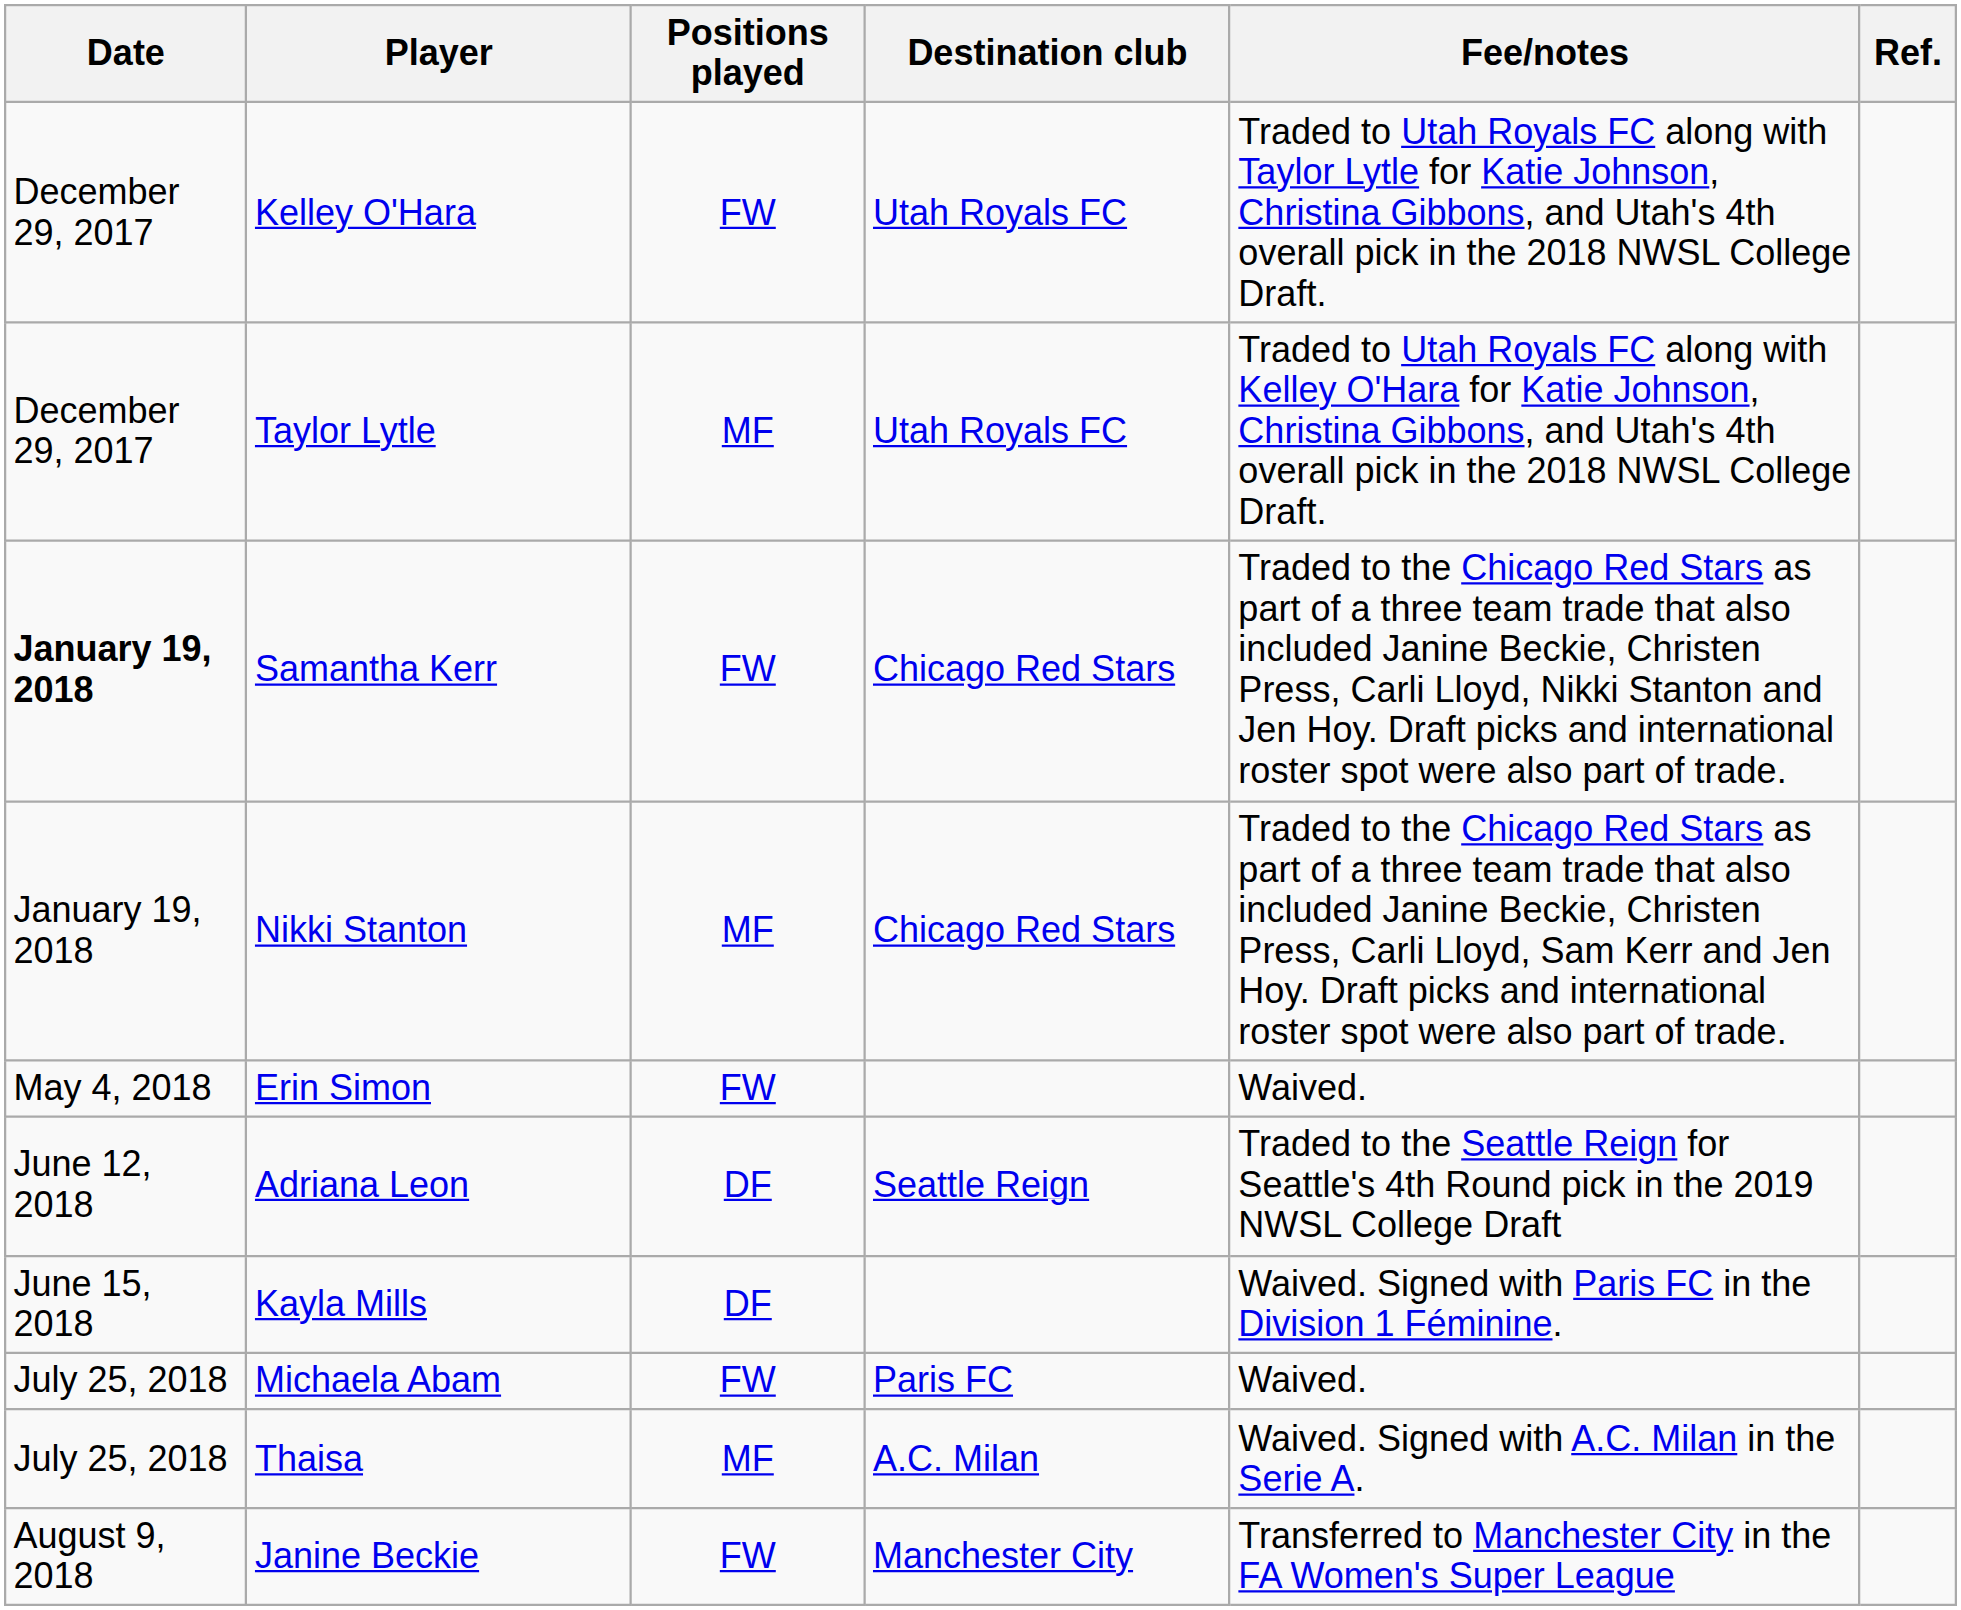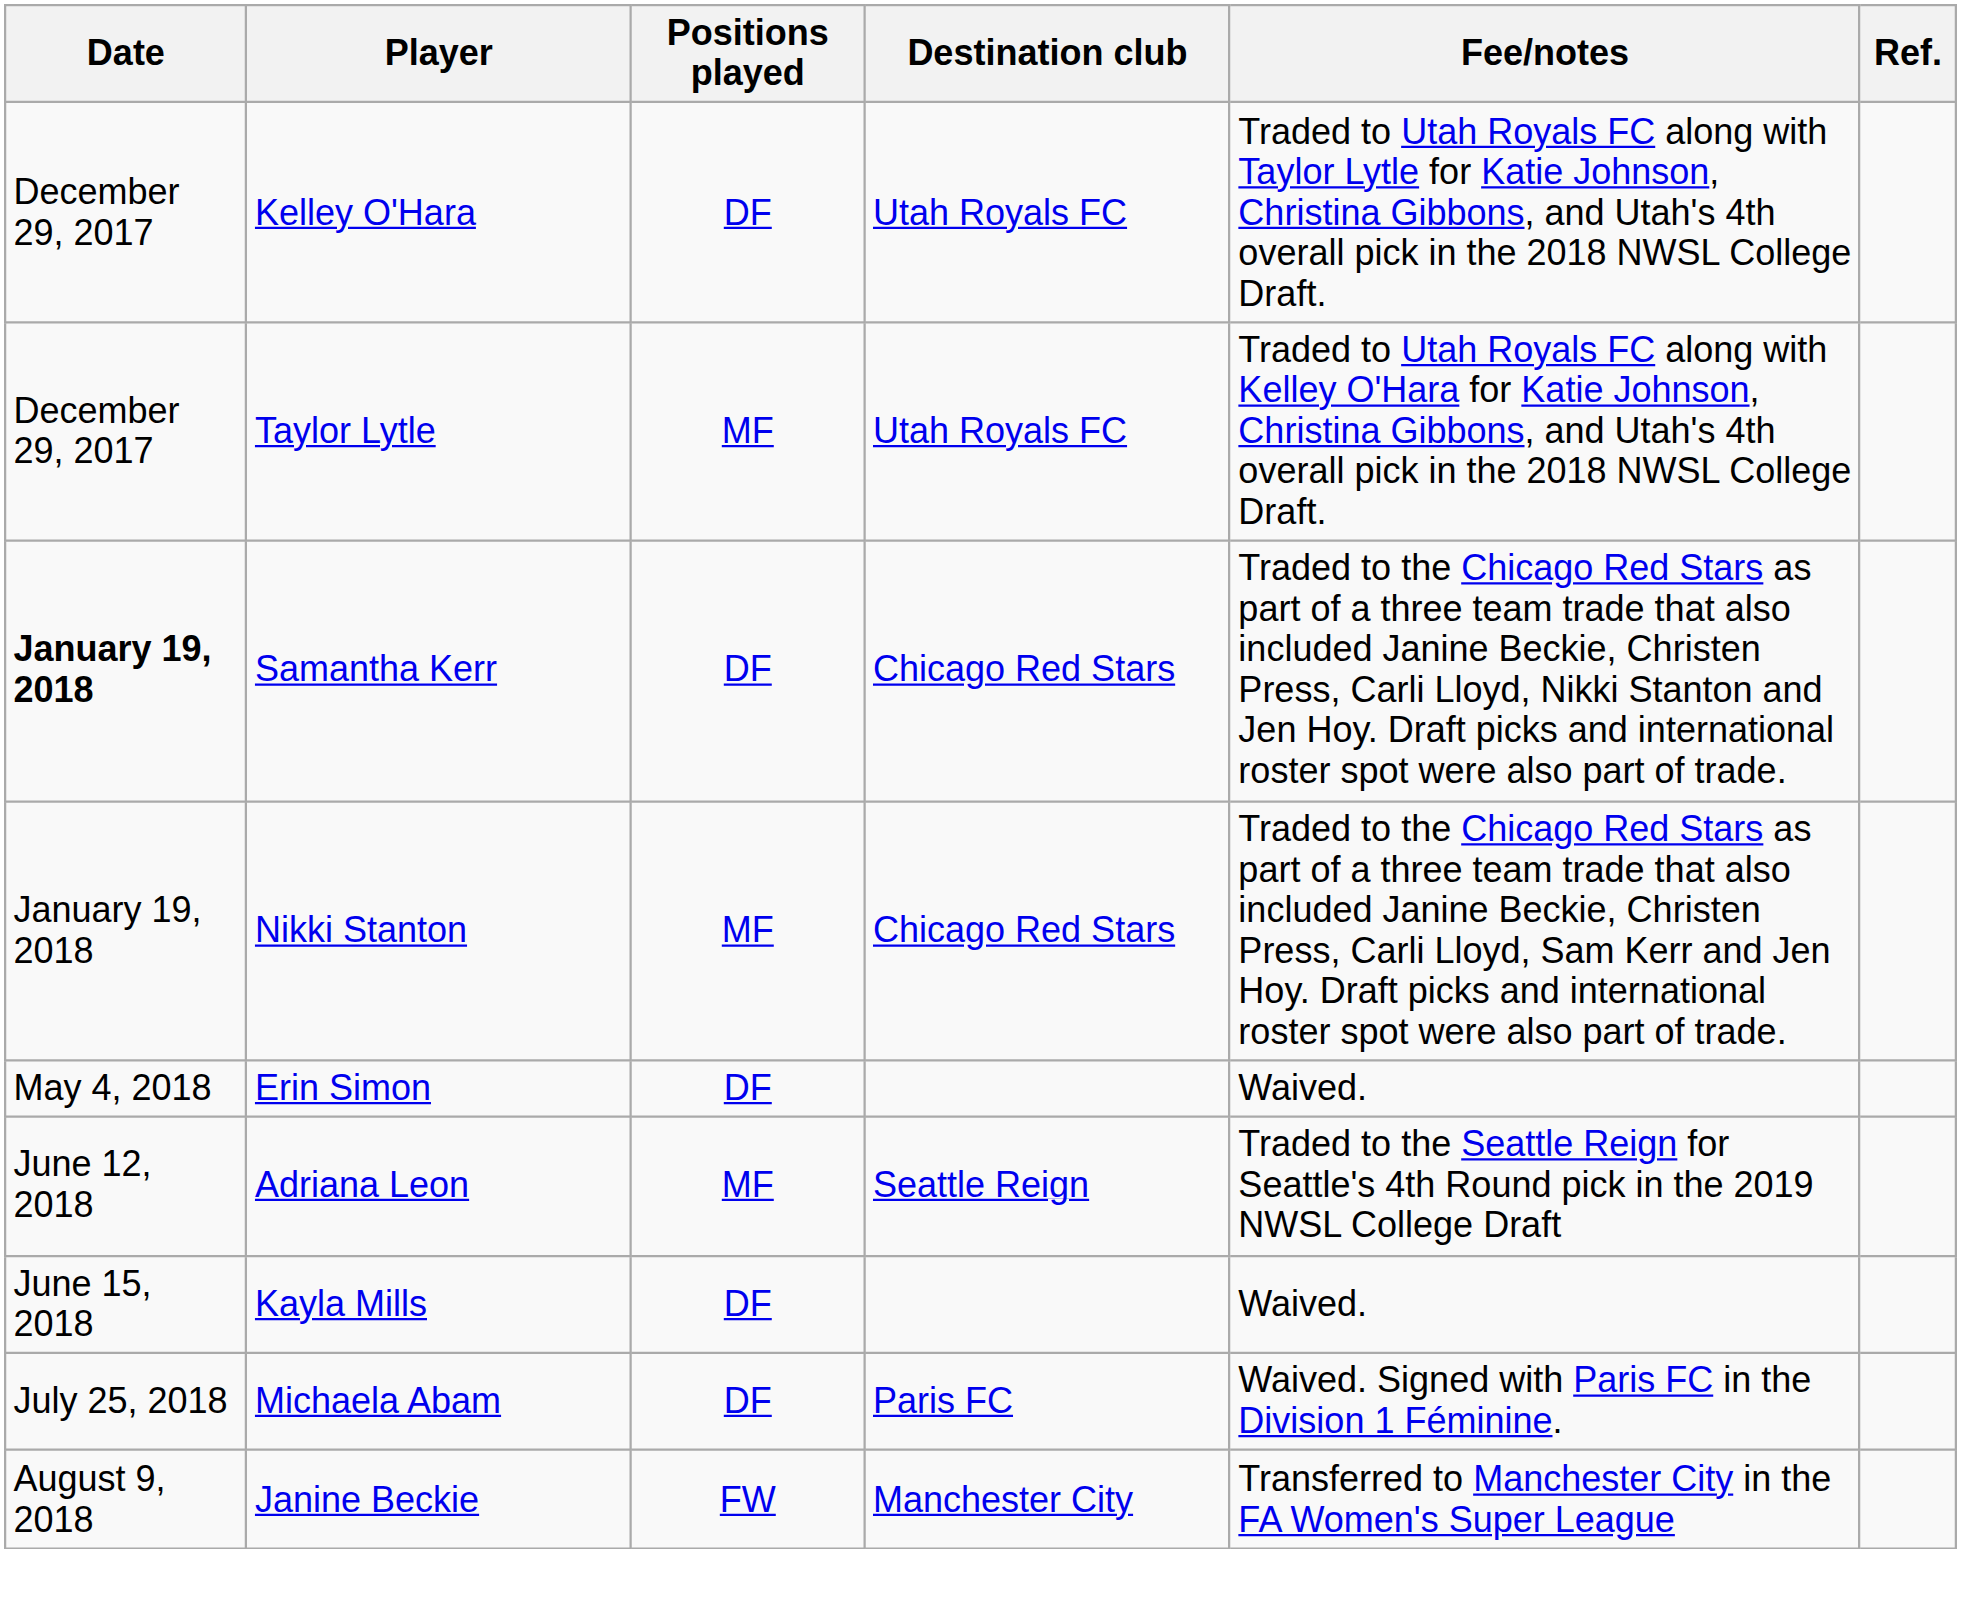(748, 211) FW -> (748, 211) DF
(748, 670) FW -> (748, 670) DF
(748, 1088) FW -> (748, 1088) DF
(748, 1185) DF -> (748, 1185) MF
(1525, 1303) Waived. Signed with Paris FC in the Division 1 Féminine. -> (1303, 1303) Waived.
(748, 1380) FW -> (748, 1401) DF
(1303, 1380) Waived. -> (1525, 1401) Waived. Signed with Paris FC in the Division 1 Féminine.
- row: (309, 1458)
